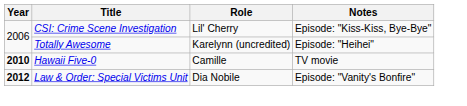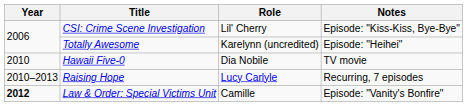(18, 61) bold -> (18, 61) normal
(209, 61) Camille -> (244, 61) Dia Nobile
+ row: (93, 77)
(216, 77) Dia Nobile -> (238, 93) Camille
